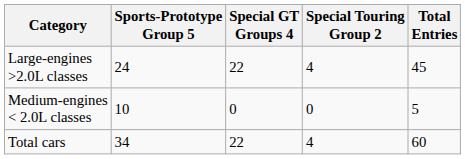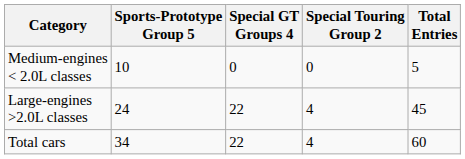rows swapped: (50, 67) <-> (58, 109)
